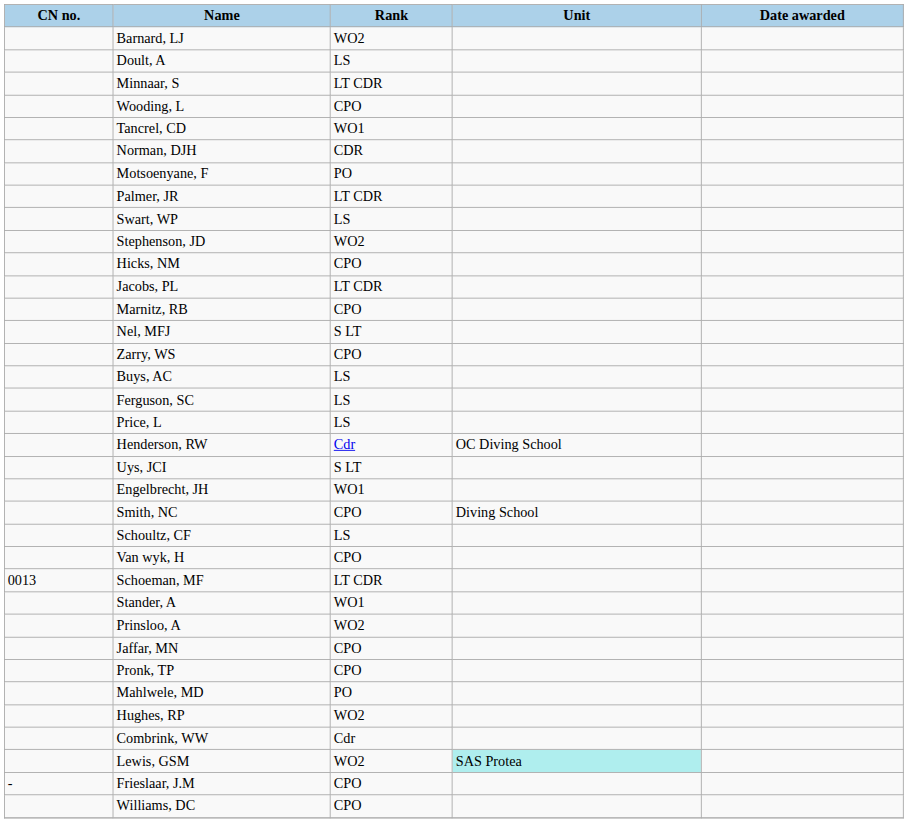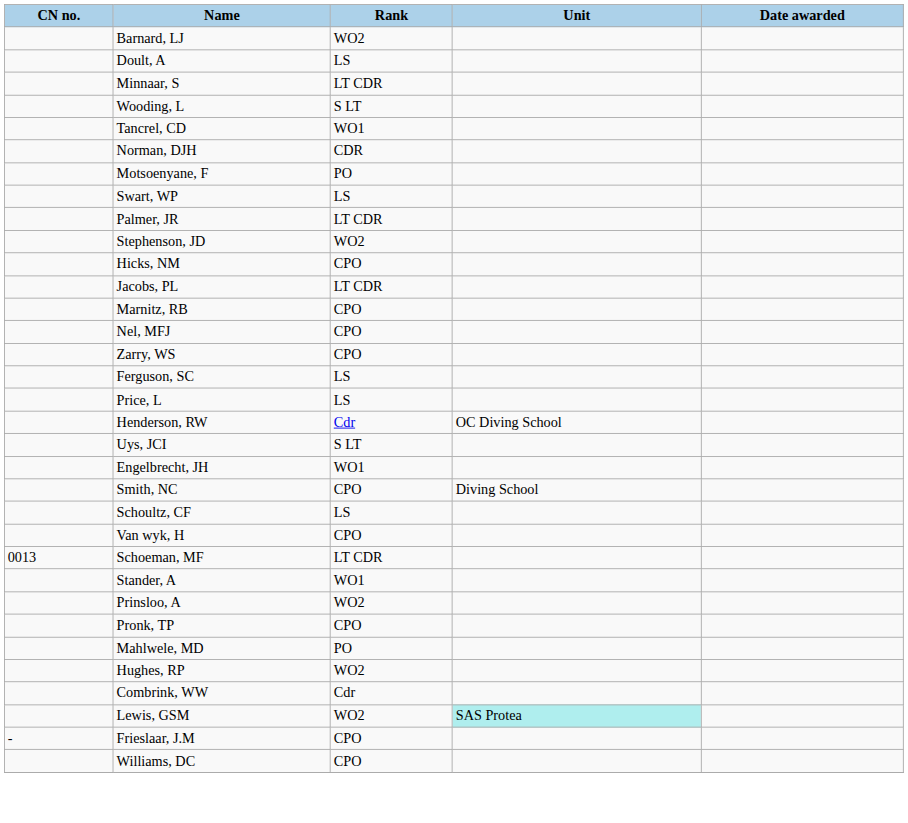(348, 106) CPO -> (348, 106) S LT
rows swapped: (147, 219) <-> (148, 196)
(348, 331) S LT -> (348, 331) CPO
- row: (144, 377)
- row: (147, 648)
